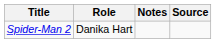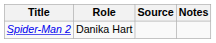columns swapped: (152, 13) <-> (190, 13)
